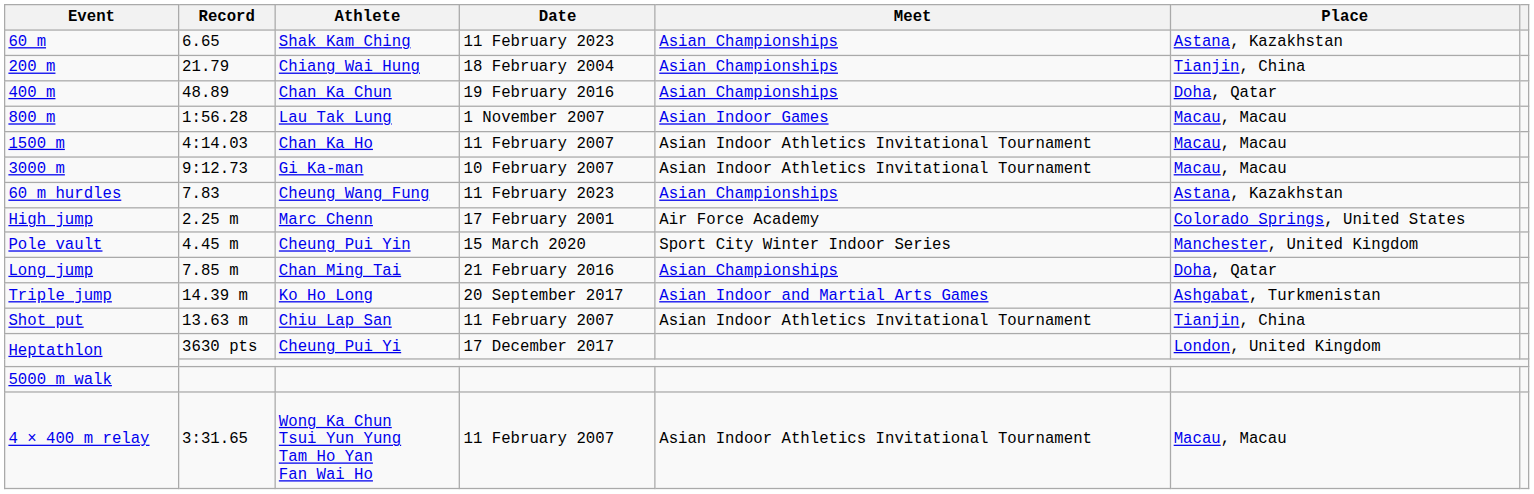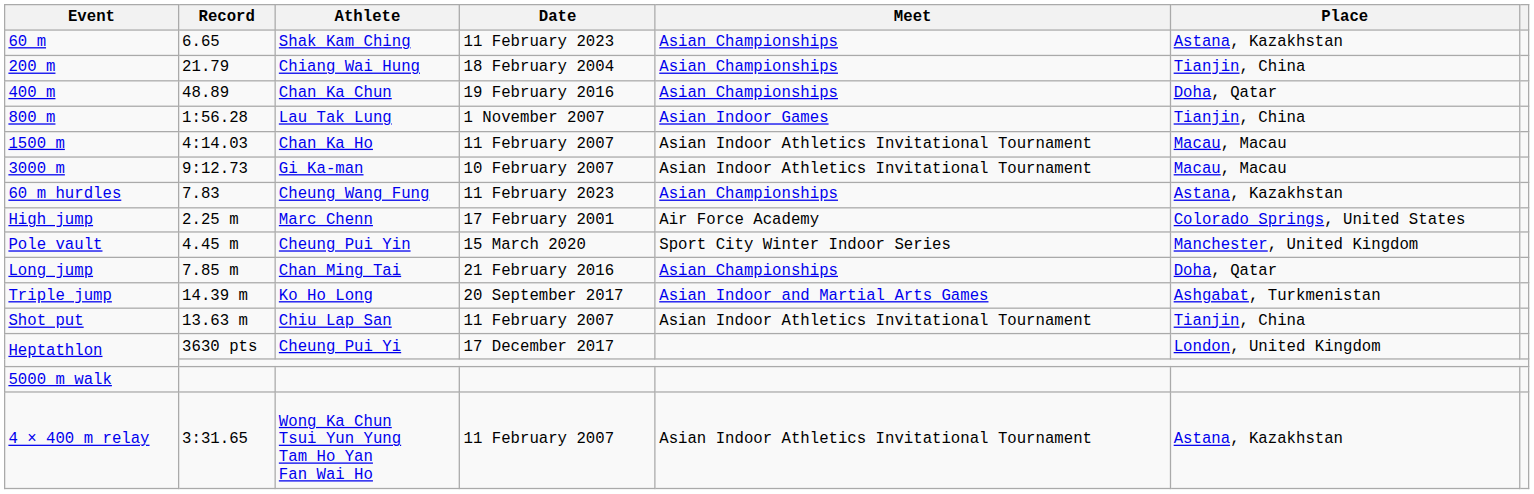(1230, 119) Macau, Macau -> (1240, 119) Tianjin, China
(1230, 441) Macau, Macau -> (1258, 441) Astana, Kazakhstan
